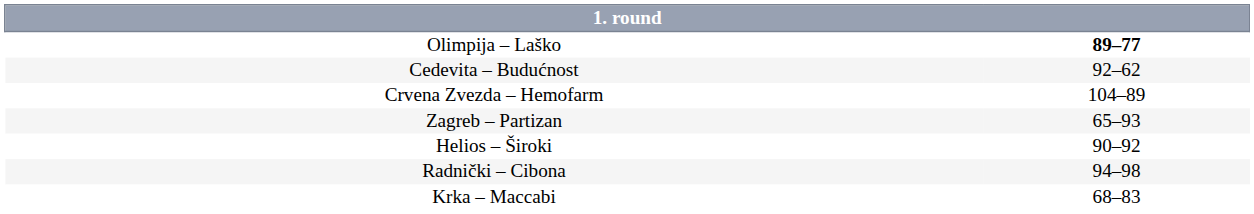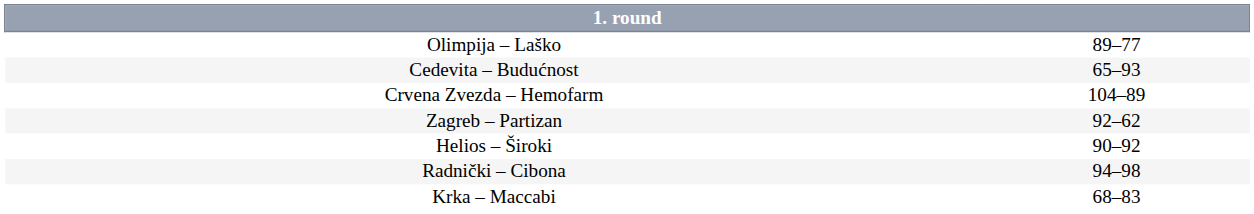(1117, 44) bold -> (1117, 44) normal
(1117, 70) 92–62 -> (1117, 70) 65–93
(1117, 120) 65–93 -> (1117, 120) 92–62
